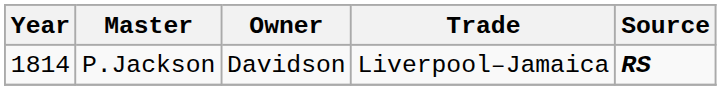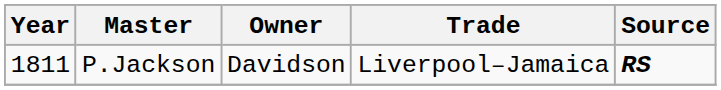(40, 65) 1814 -> (40, 65) 1811
